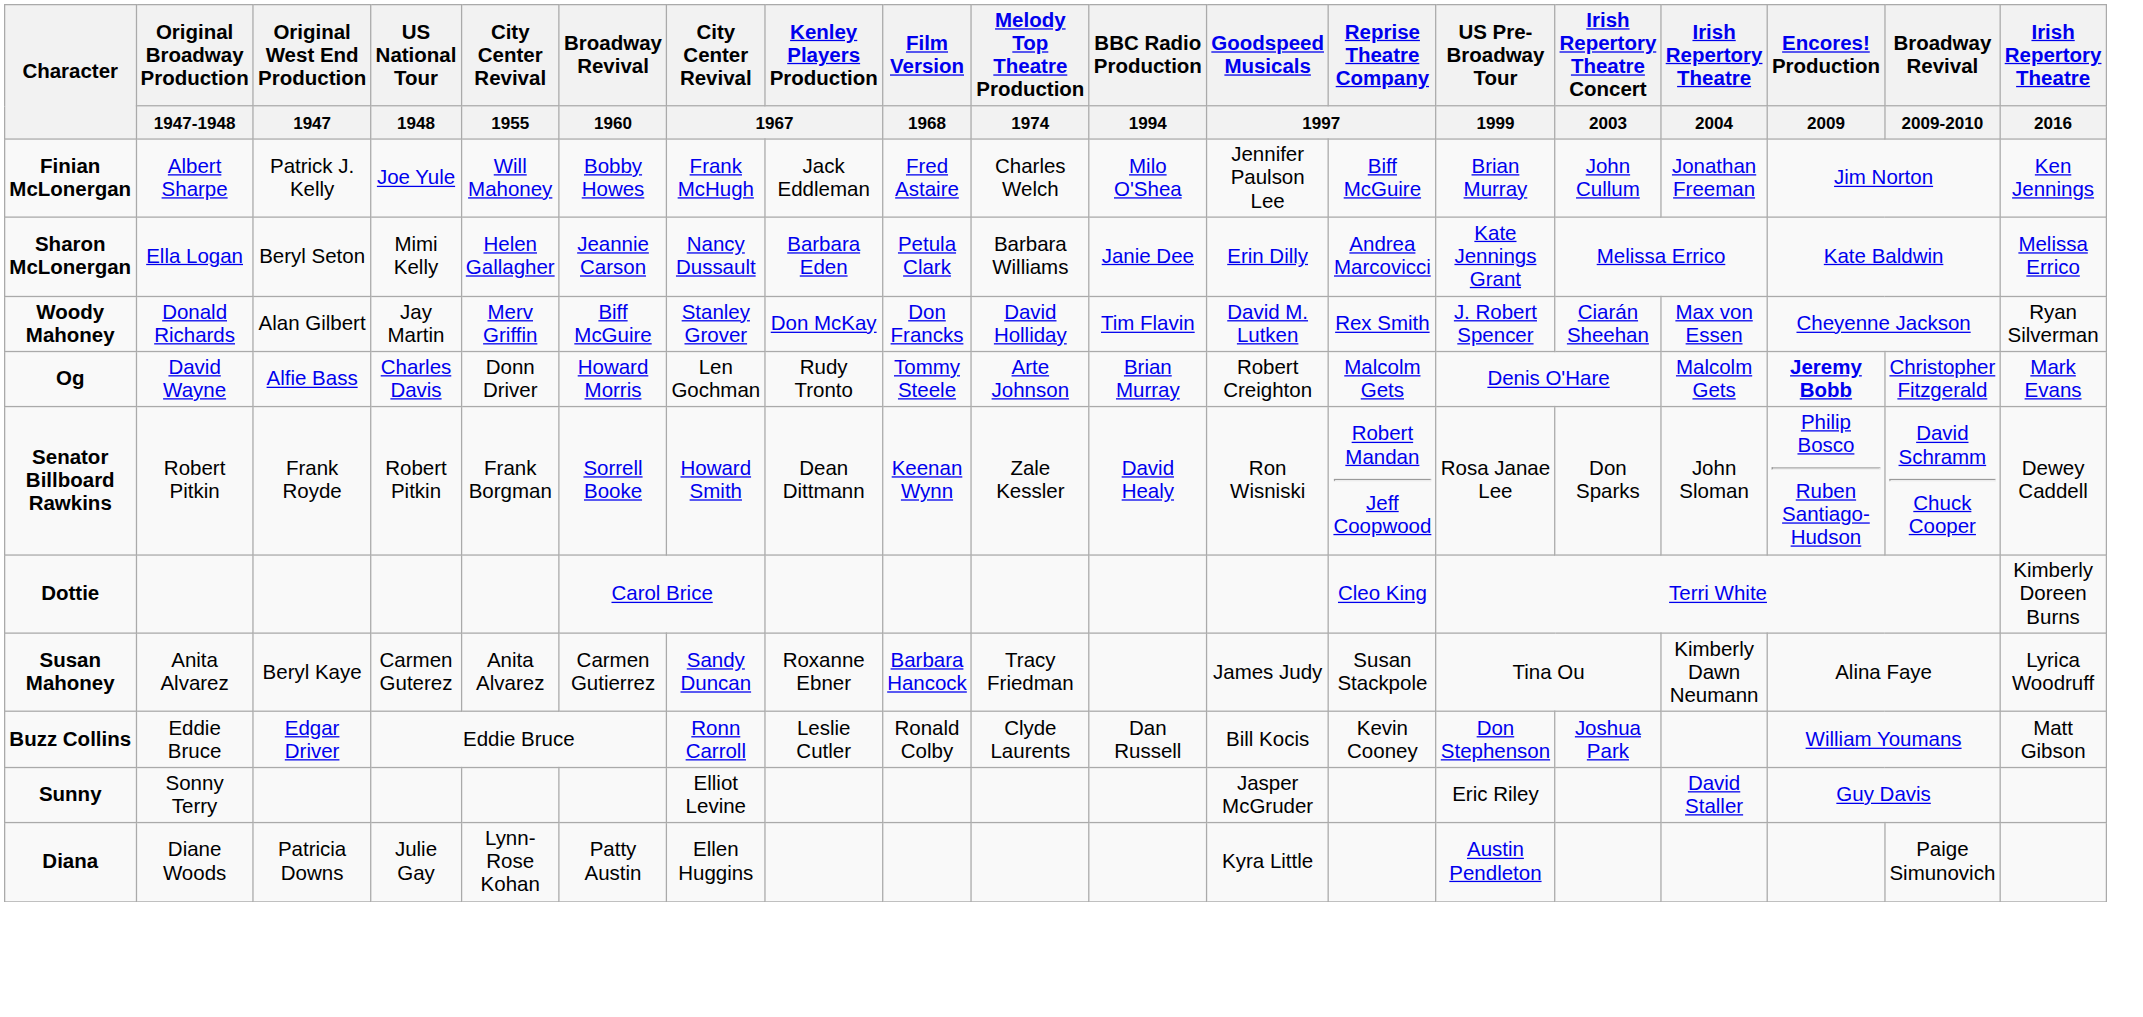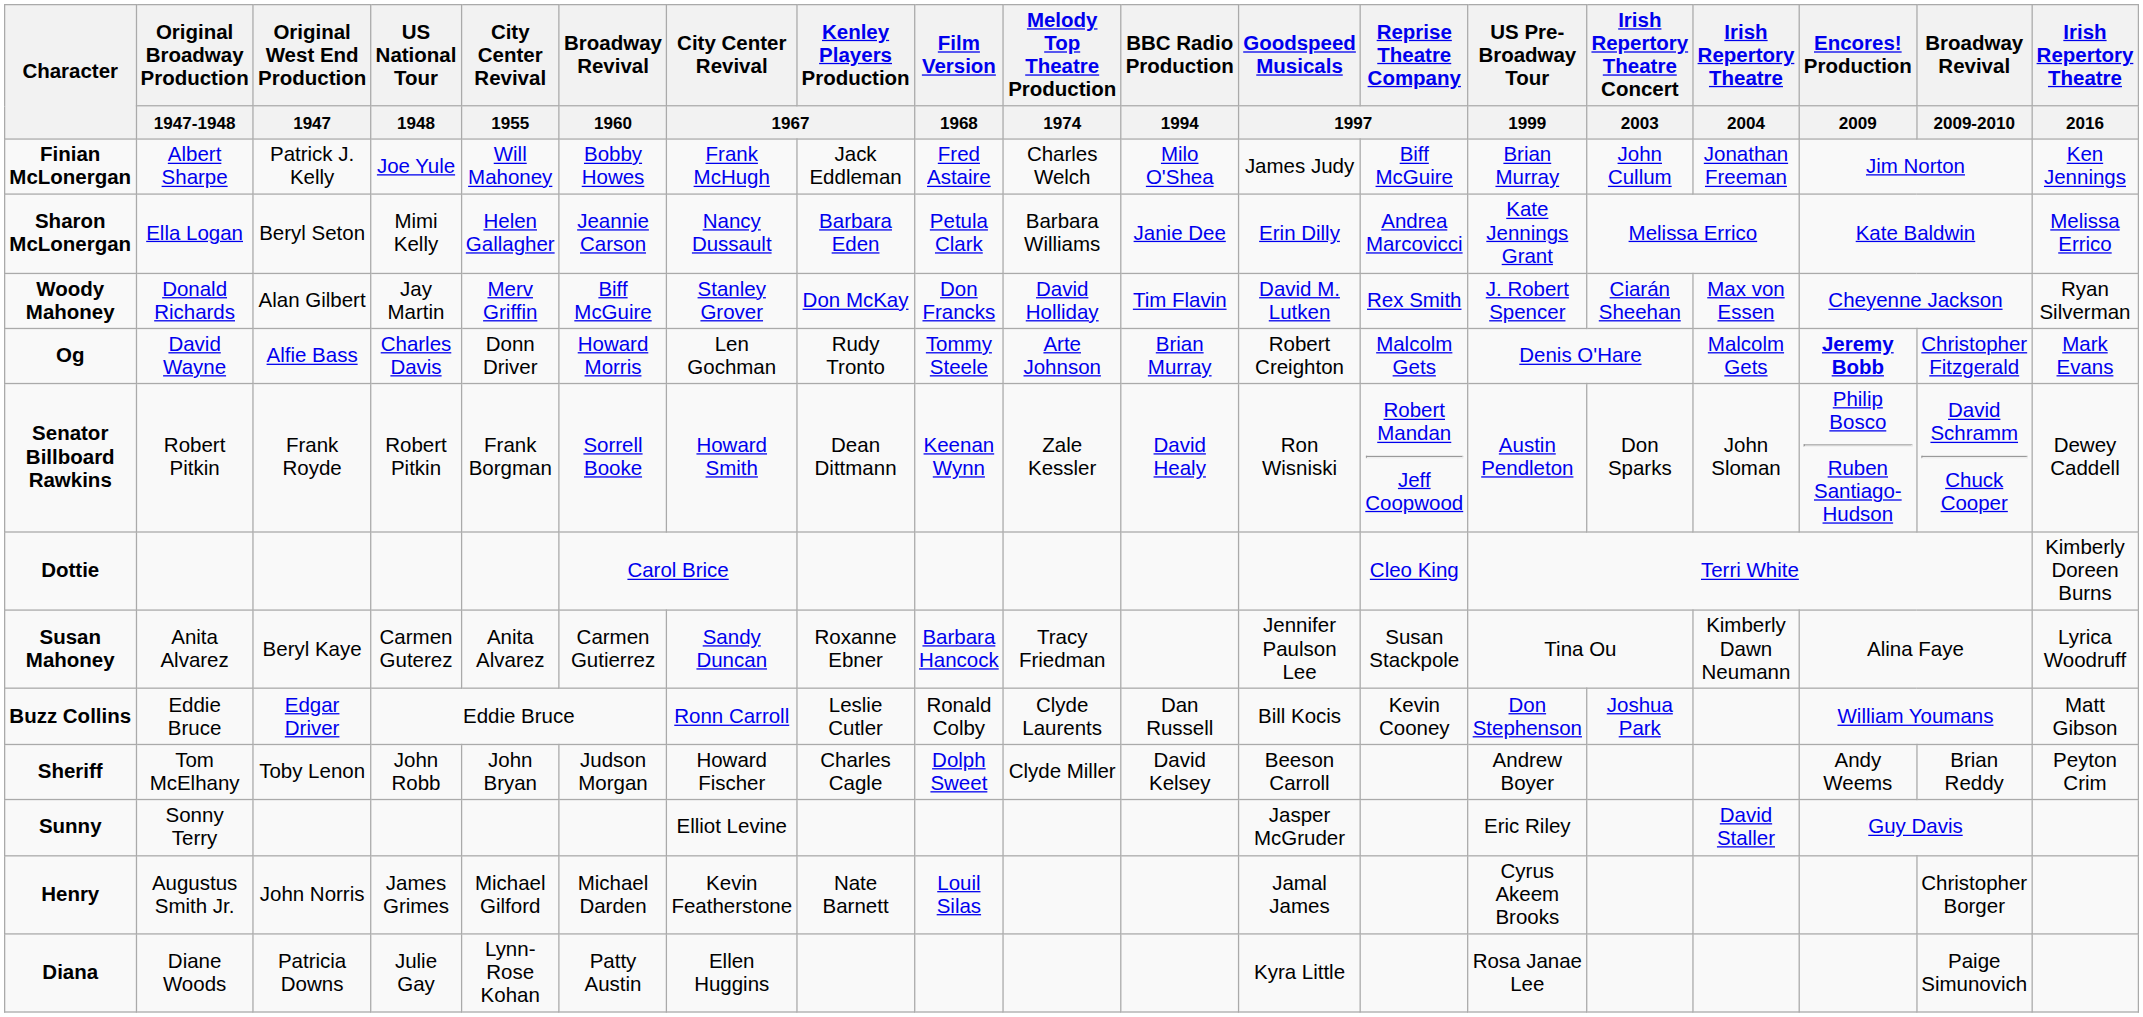(1268, 177) Jennifer Paulson Lee -> (1300, 166) James Judy
(1495, 480) Rosa Janae Lee -> (1527, 457) Austin Pendleton
(1268, 672) James Judy -> (1300, 649) Jennifer Paulson Lee
+ row: (70, 771)
+ row: (70, 894)
(1495, 861) Austin Pendleton -> (1527, 972) Rosa Janae Lee
